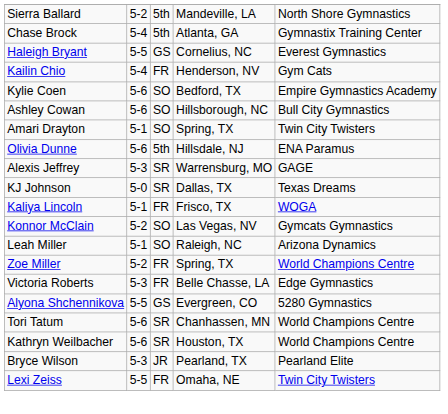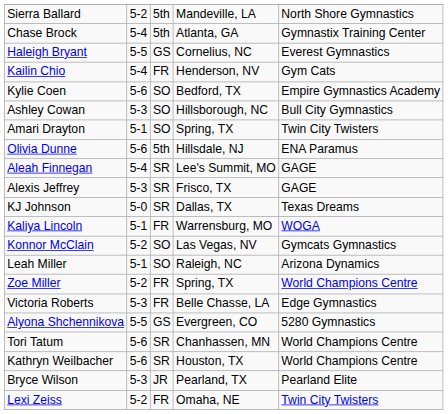(139, 110) 5-6 -> (139, 110) 5-3
+ row: (50, 168)
(224, 168) Warrensburg, MO -> (204, 187) Frisco, TX
(204, 206) Frisco, TX -> (224, 226) Warrensburg, MO
(139, 380) 5-5 -> (139, 399) 5-2
